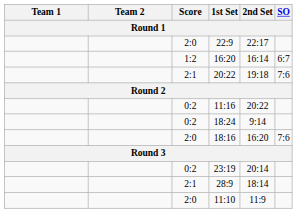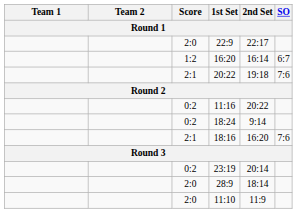(190, 138) 2:0 -> (190, 138) 2:1
(190, 185) 2:1 -> (190, 185) 2:0
